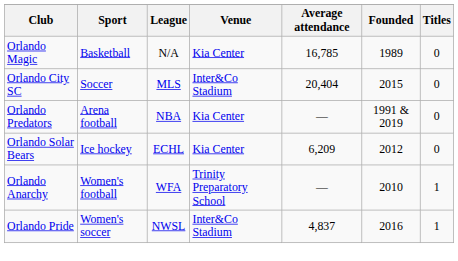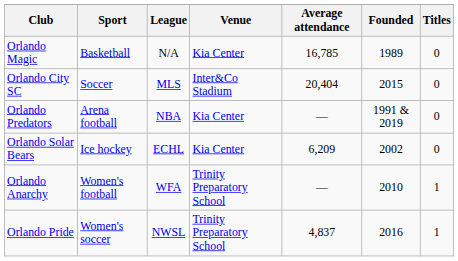(391, 148) 2012 -> (391, 148) 2002
(215, 226) Inter&Co Stadium -> (220, 233) Trinity Preparatory School
